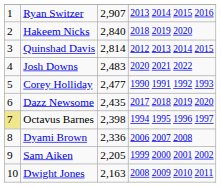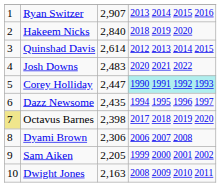(113, 48) 2,814 -> (113, 48) 2,614
(113, 84) 2,477 -> (113, 84) 2,447
(172, 84) no background -> (172, 84) paleturquoise background
(172, 102) 2017 2018 2019 2020 -> (172, 102) 1994 1995 1996 1997
(172, 119) 1994 1995 1996 1997 -> (172, 119) 2017 2018 2019 2020
(113, 137) 2,336 -> (113, 137) 2,306
